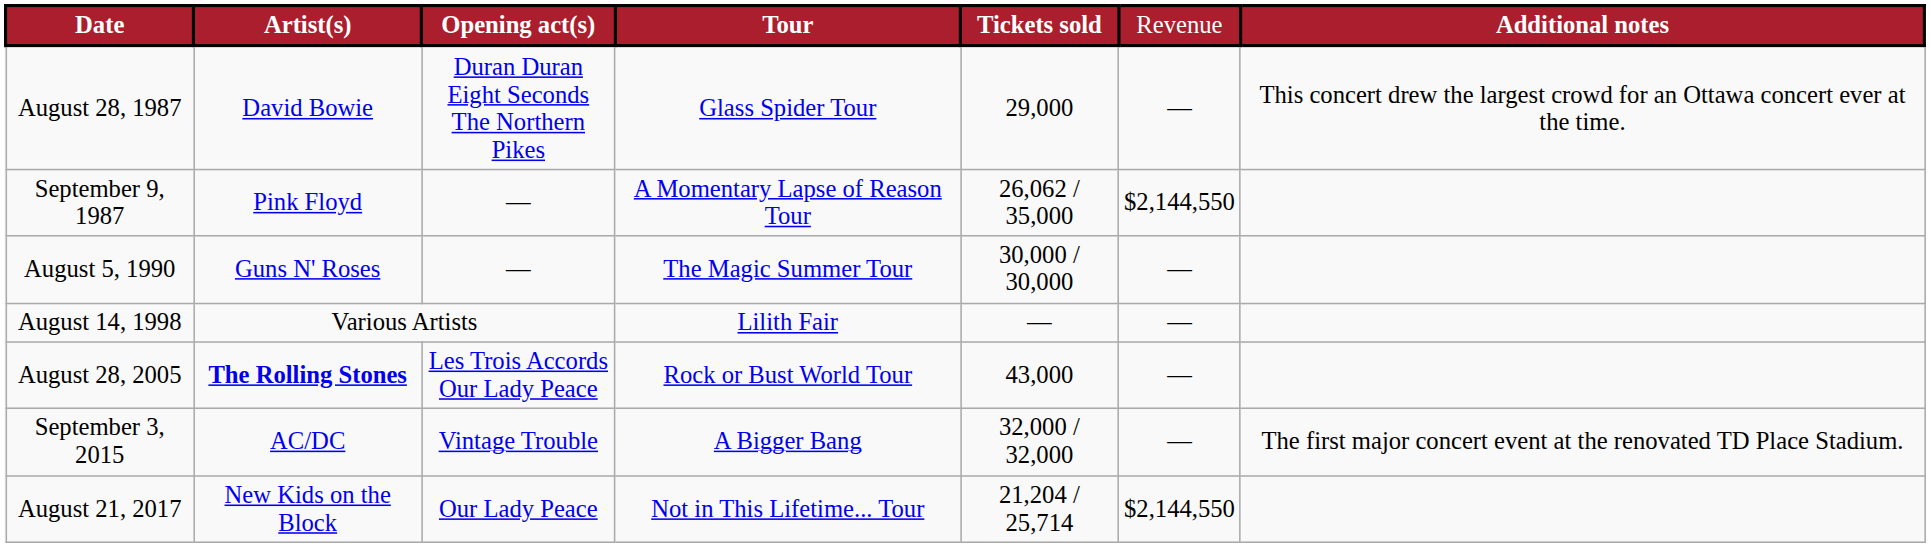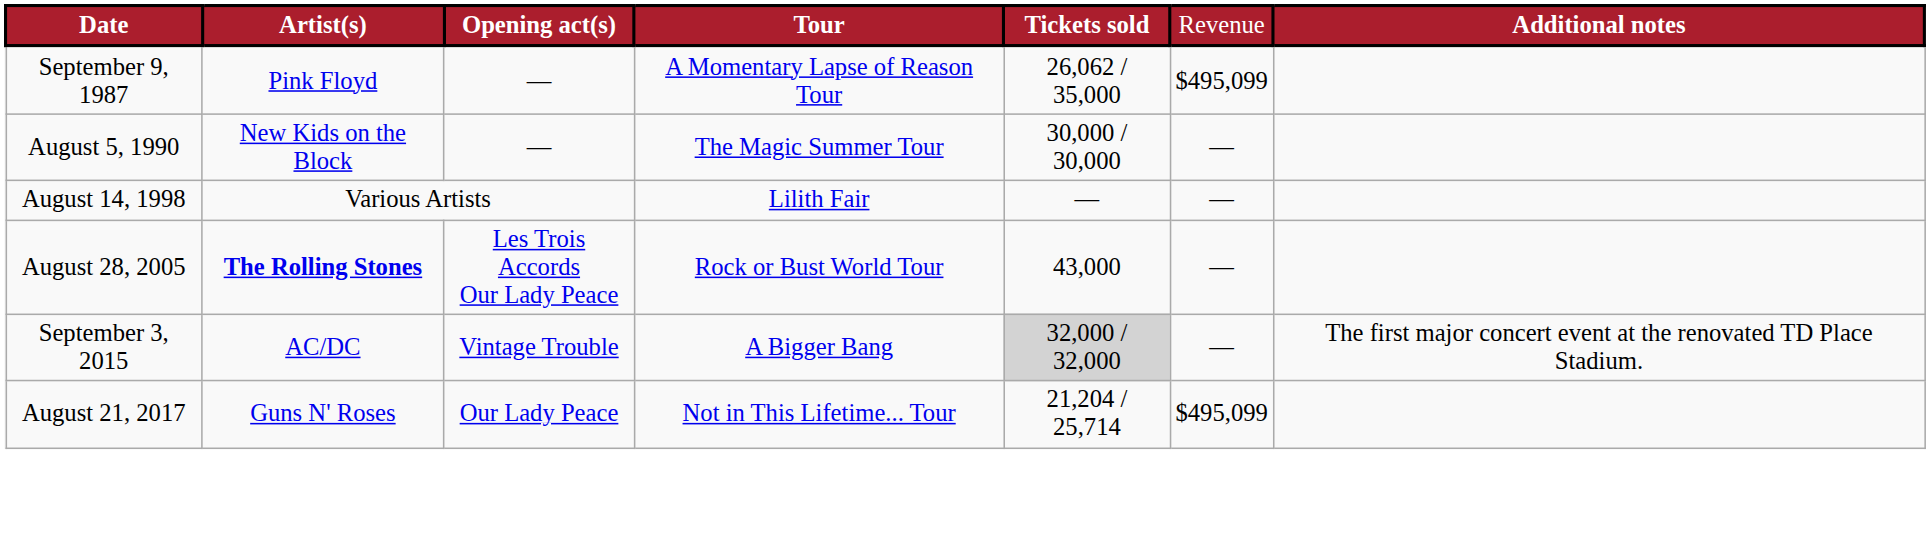- row: (100, 107)
(1179, 202) $2,144,550 -> (1222, 80) $495,099
(308, 269) Guns N' Roses -> (323, 146) New Kids on the Block
(1039, 441) no background -> (1087, 347) lightgrey background
(308, 508) New Kids on the Block -> (323, 414) Guns N' Roses
(1179, 508) $2,144,550 -> (1222, 414) $495,099
